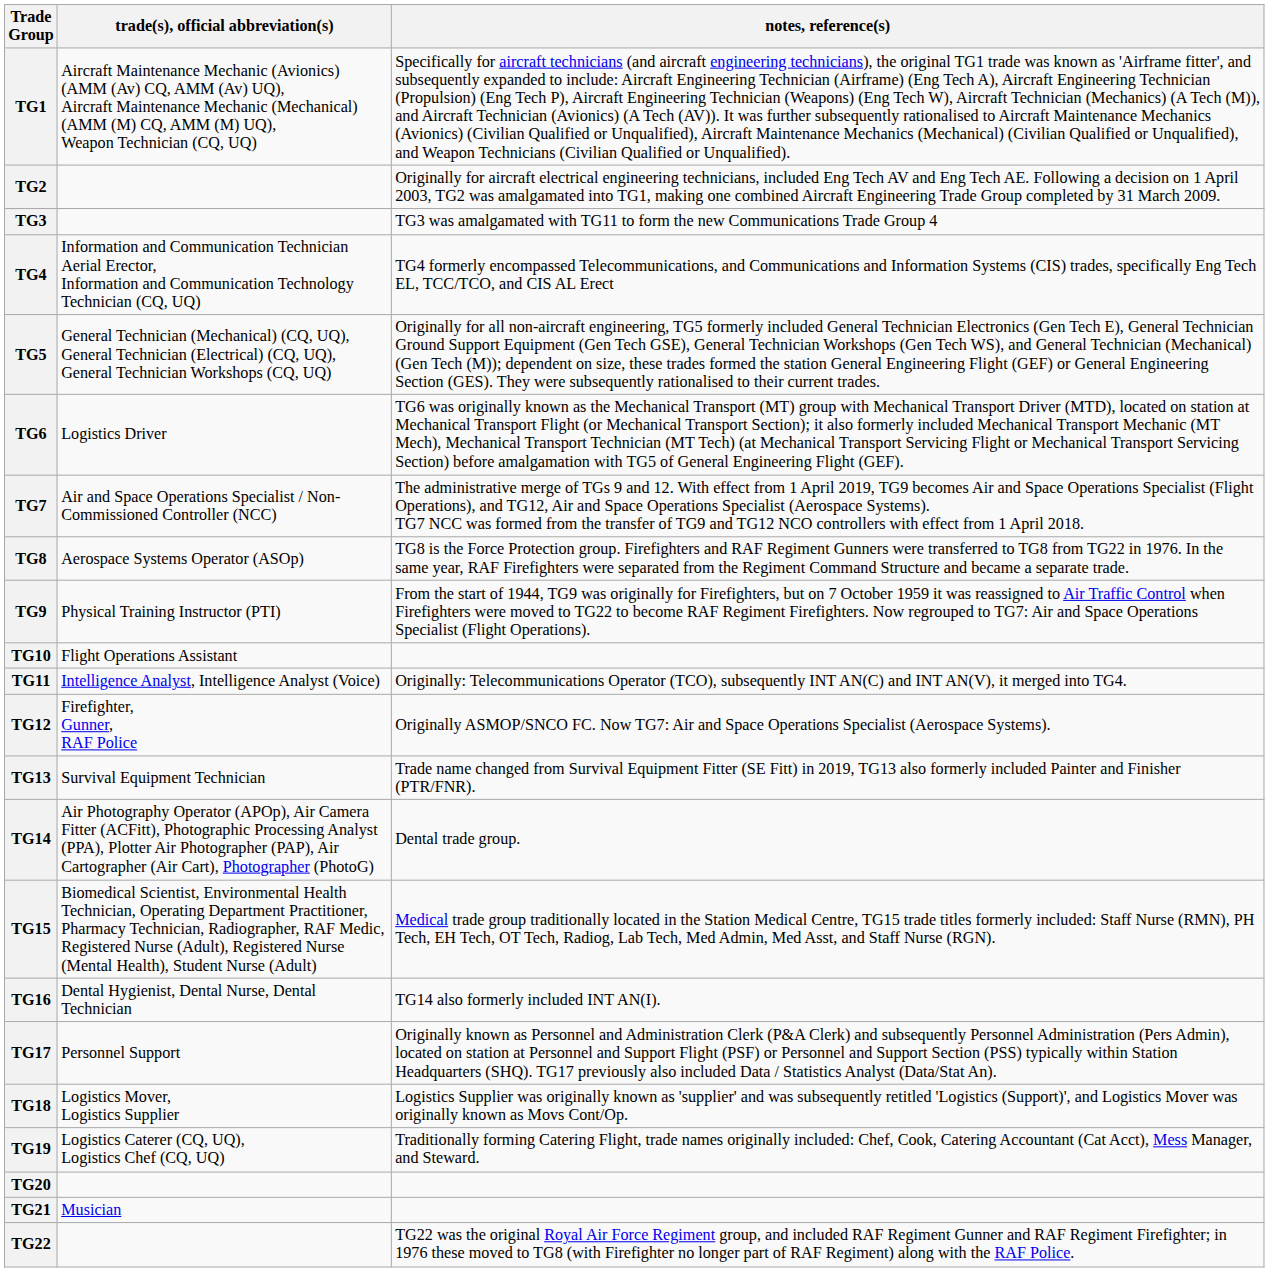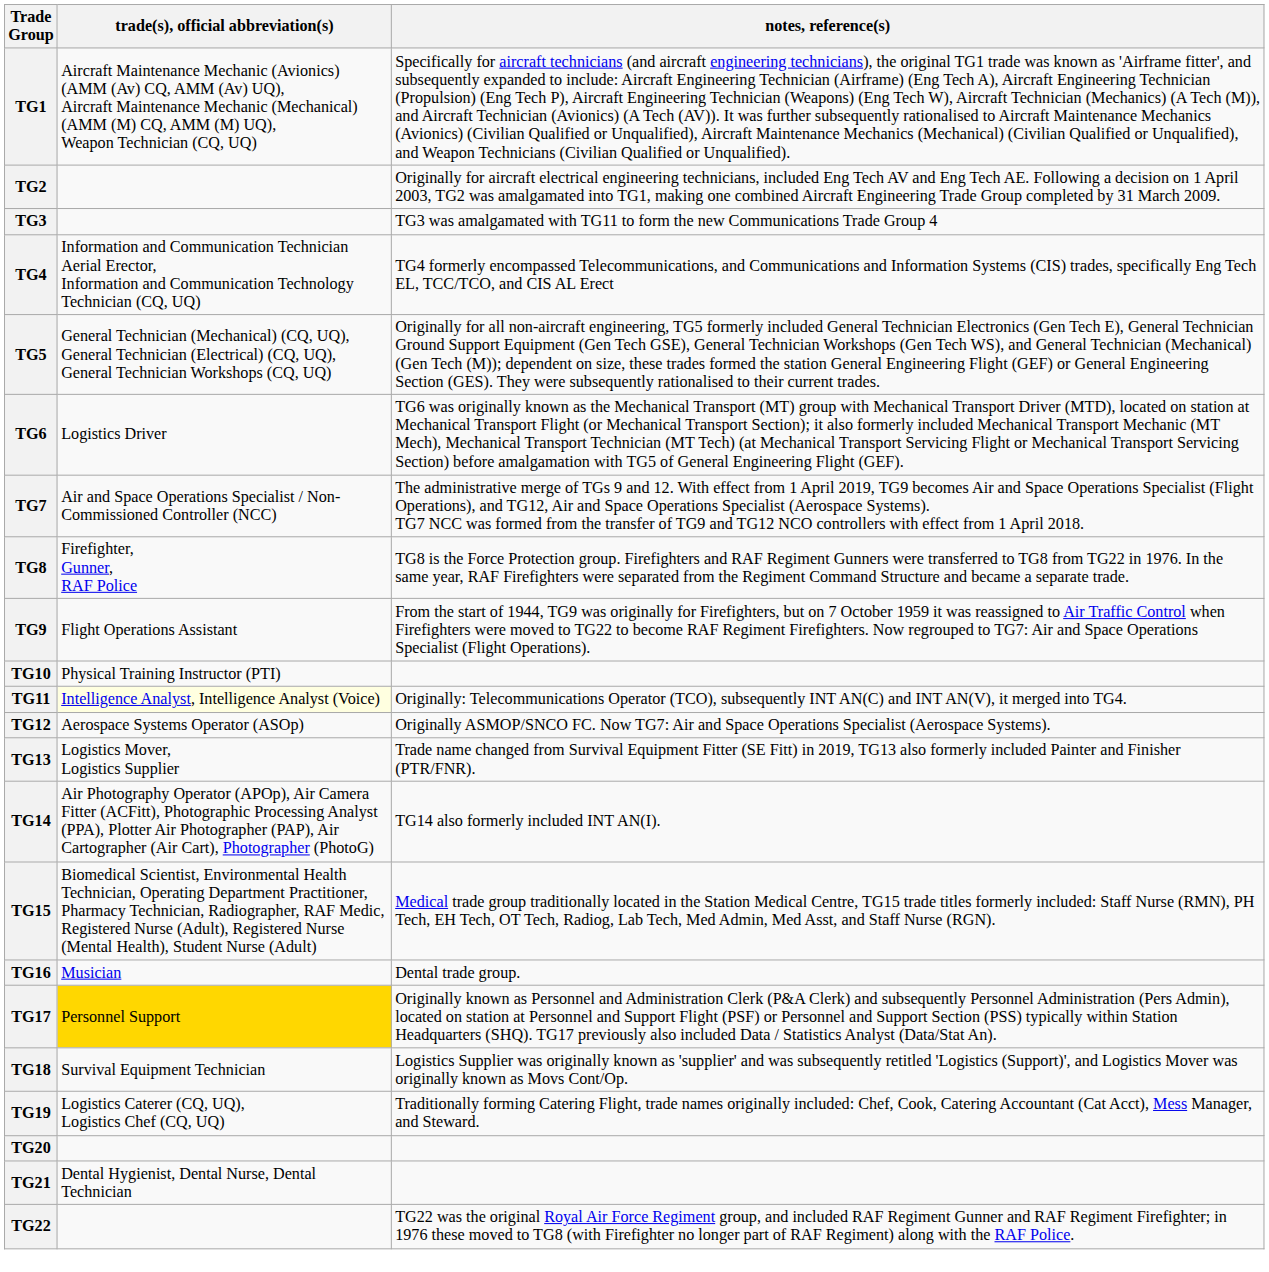(183, 558) Aerospace Systems Operator (ASOp) -> (99, 567) Firefighter, Gunner, RAF Police
(171, 611) Physical Training Instructor (PTI) -> (149, 629) Flight Operations Assistant
(149, 655) Flight Operations Assistant -> (171, 673) Physical Training Instructor (PTI)
(221, 681) no background -> (221, 699) lightyellow background
(99, 724) Firefighter, Gunner, RAF Police -> (183, 724) Aerospace Systems Operator (ASOp)
(163, 777) Survival Equipment Technician -> (120, 759) Logistics Mover, Logistics Supplier
(458, 839) Dental trade group. -> (528, 821) TG14 also formerly included INT AN(I).
(189, 1000) Dental Hygienist, Dental Nurse, Dental Technician -> (91, 972) Musician
(528, 1000) TG14 also formerly included INT AN(I). -> (458, 972) Dental trade group.
(121, 1052) no background -> (121, 1016) gold background
(120, 1105) Logistics Mover, Logistics Supplier -> (163, 1069) Survival Equipment Technician
(91, 1209) Musician -> (189, 1182) Dental Hygienist, Dental Nurse, Dental Technician
